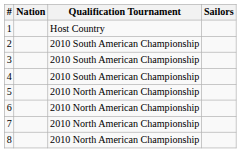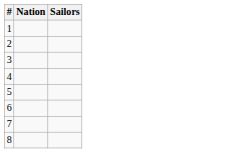- column: (125, 12)
